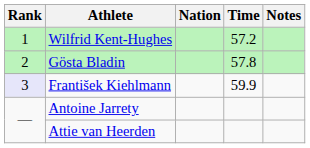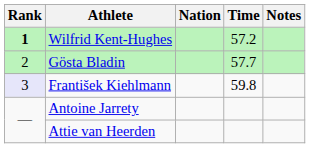(25, 39) normal -> (25, 39) bold
(244, 62) 57.8 -> (244, 62) 57.7
(244, 85) 59.9 -> (244, 85) 59.8
